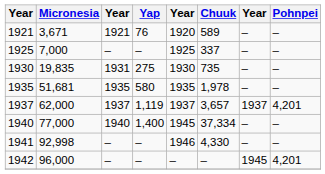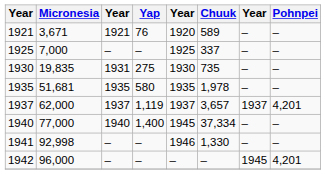(215, 142) 4,330 -> (215, 142) 1,330
